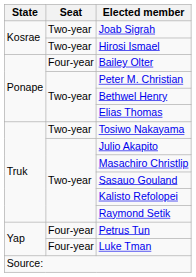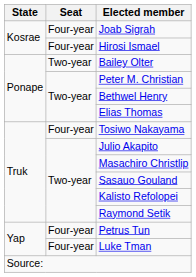(70, 29) Two-year -> (71, 29) Four-year
(70, 46) Two-year -> (71, 46) Four-year
(71, 63) Four-year -> (70, 63) Two-year
(70, 130) Two-year -> (71, 130) Four-year
